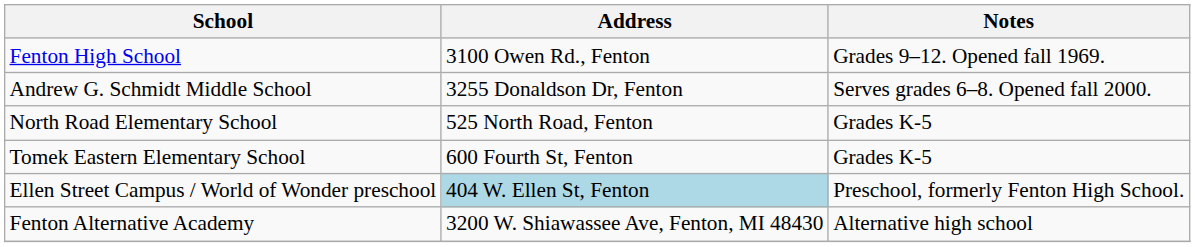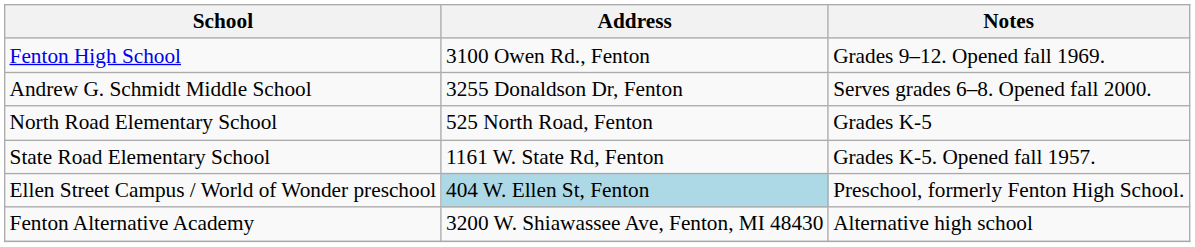+ row: (140, 156)
- row: (157, 156)
